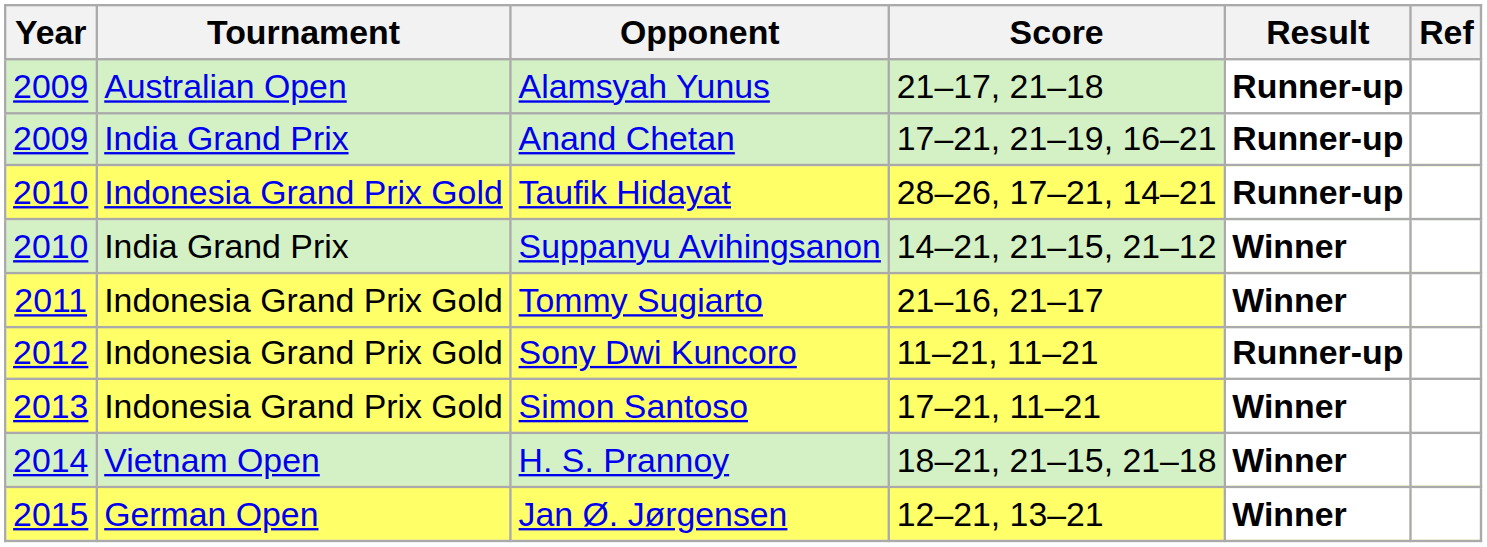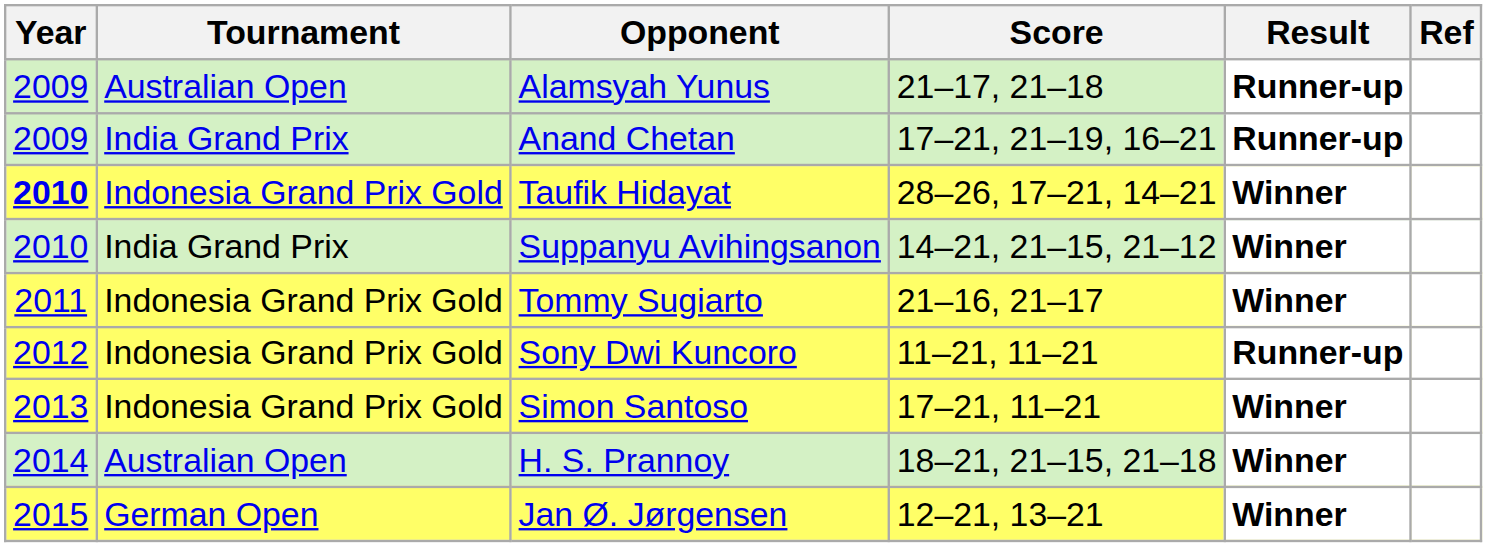(51, 193) normal -> (51, 193) bold
(1318, 193) Runner-up -> (1290, 193) Winner
(212, 460) Vietnam Open -> (225, 460) Australian Open
